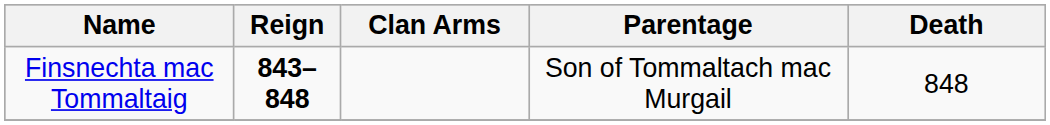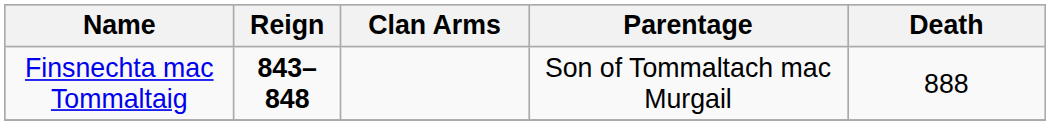(946, 83) 848 -> (946, 83) 888
